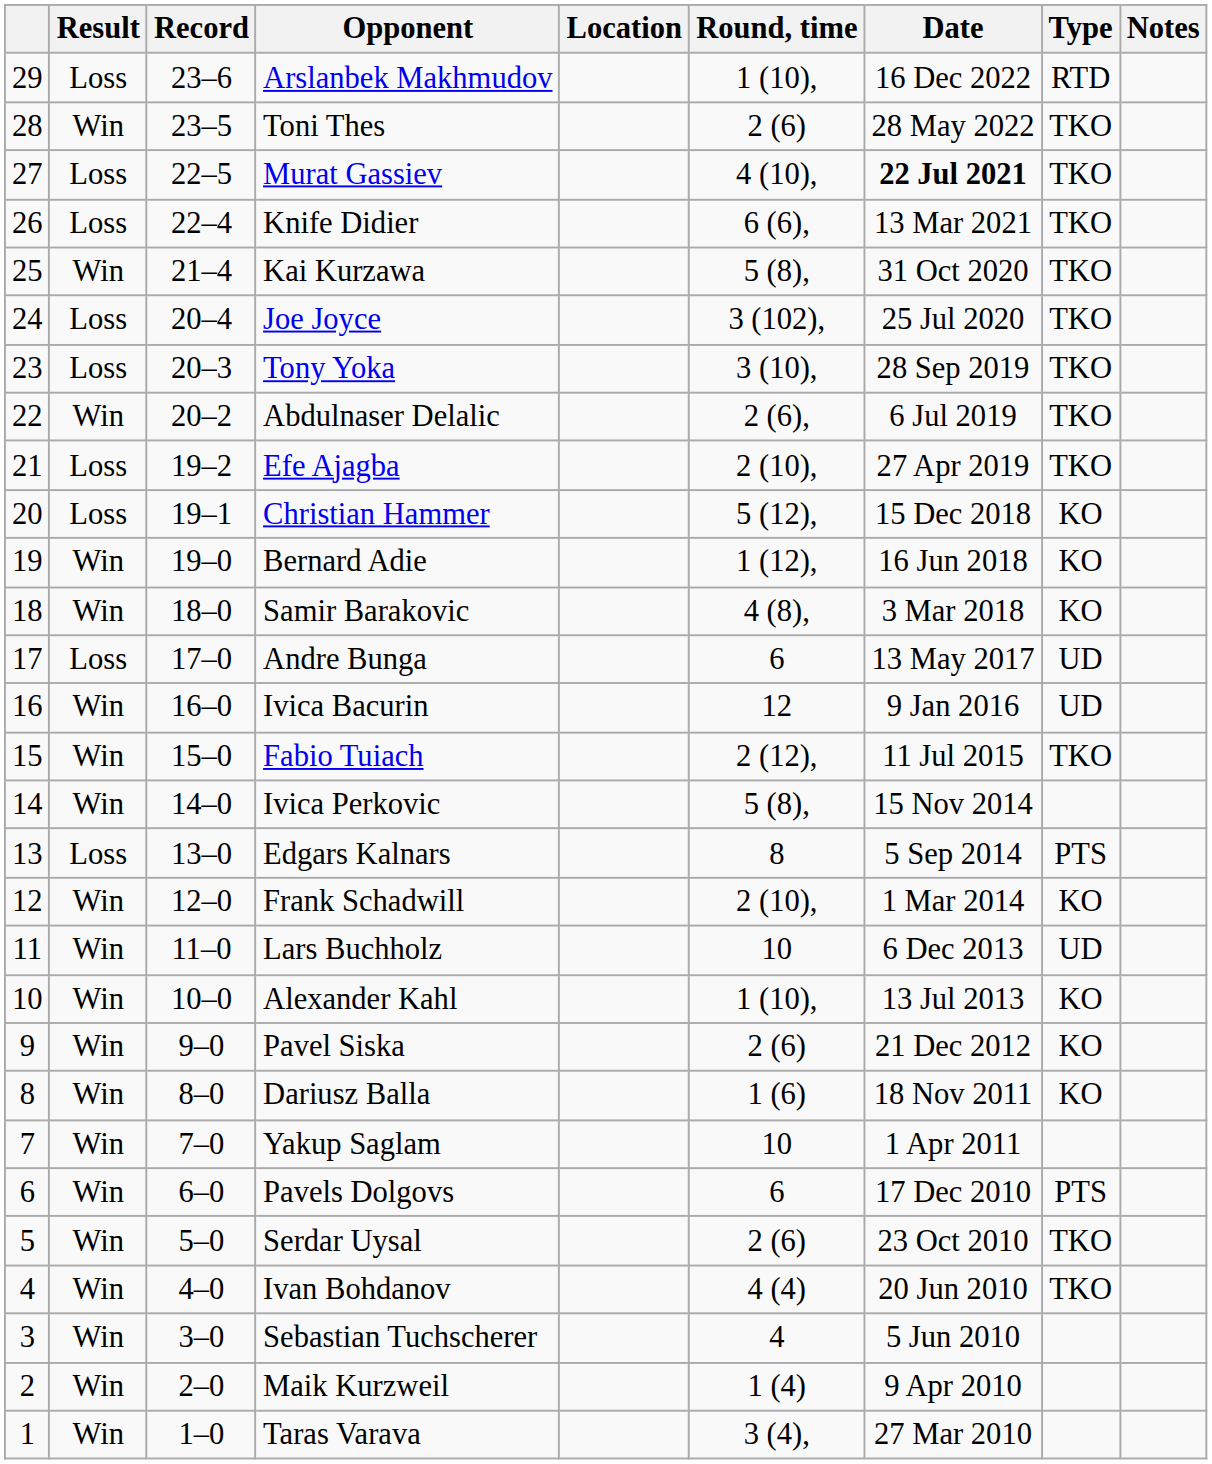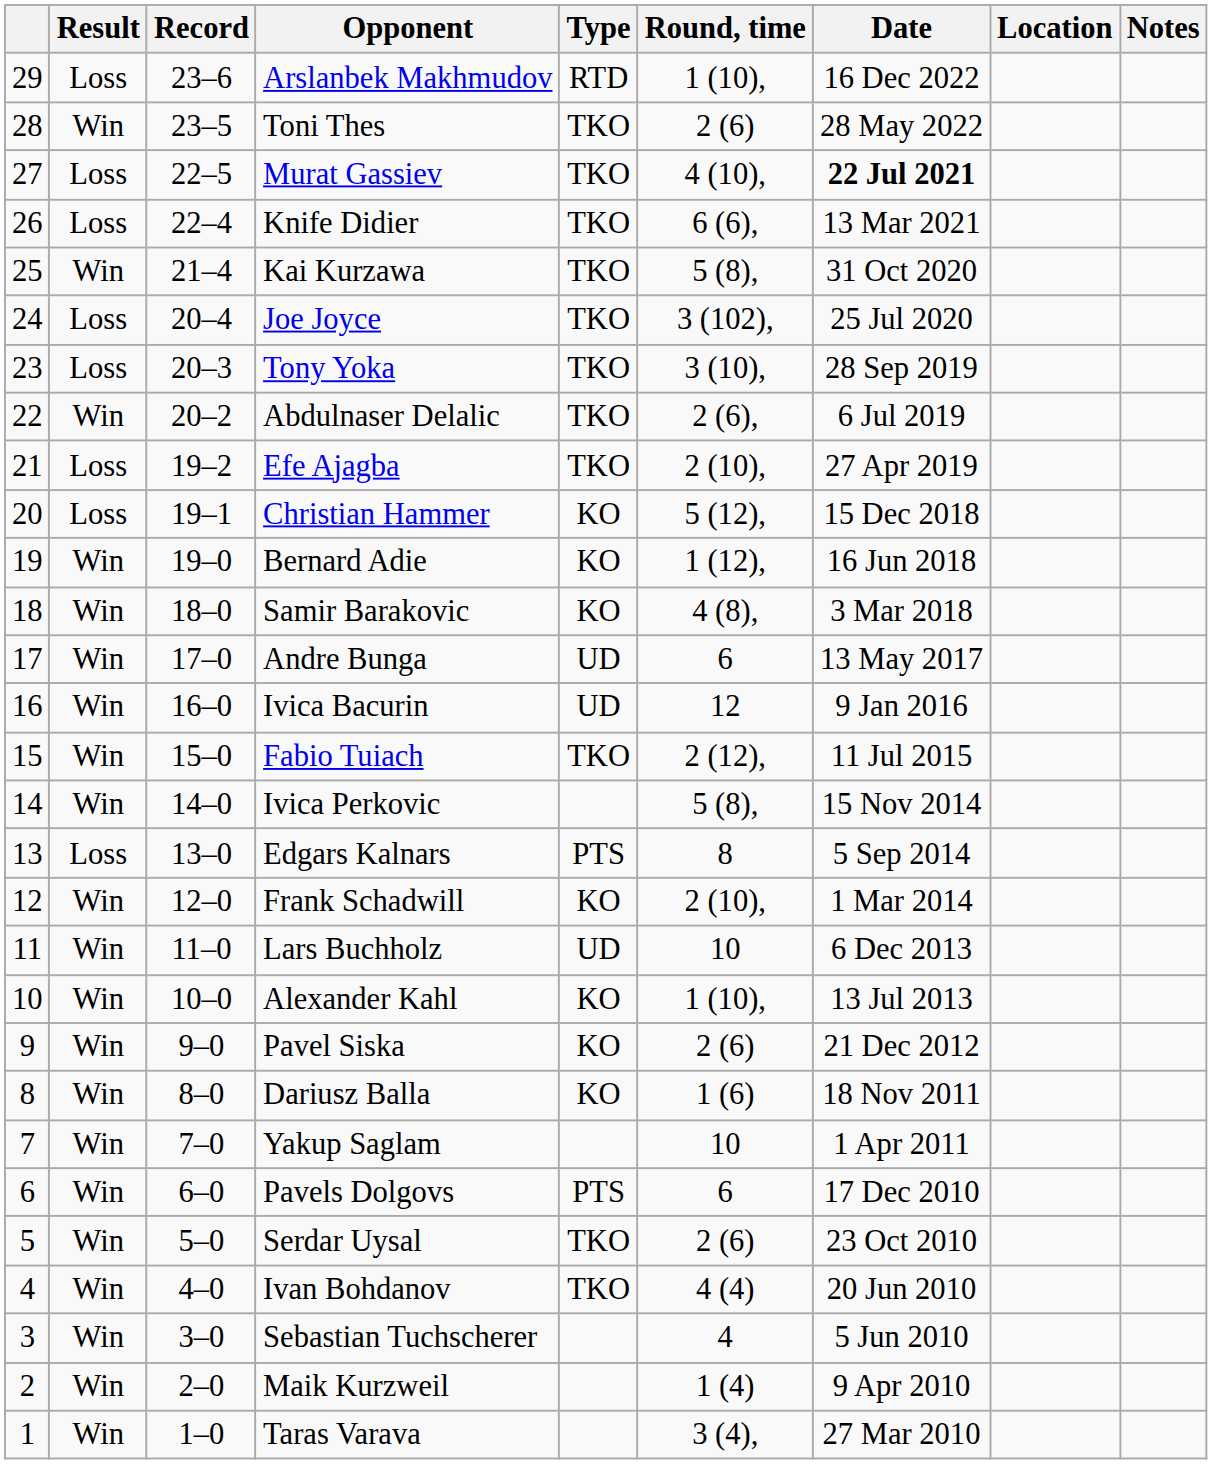columns swapped: (1081, 28) <-> (624, 28)
(98, 658) Loss -> (98, 658) Win
